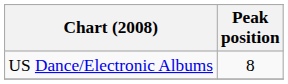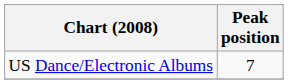(250, 65) 8 -> (250, 65) 7
